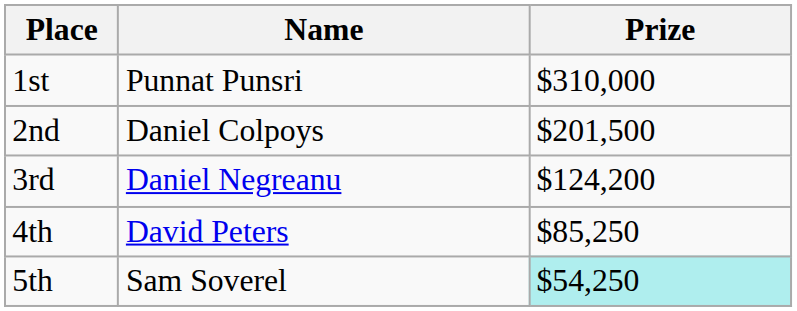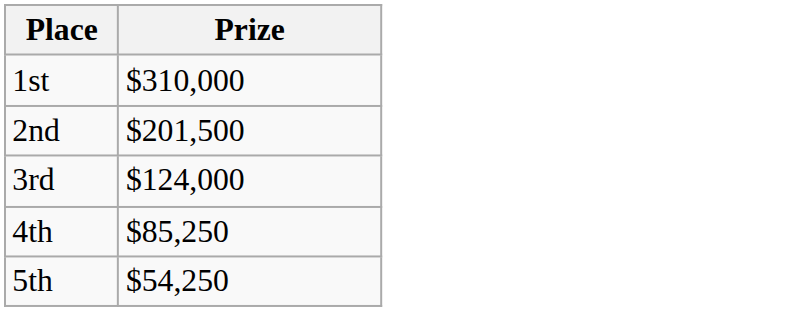- column: (324, 29)
(596, 180) $124,200 -> (185, 180) $124,000
(588, 280) paleturquoise background -> (177, 280) no background
